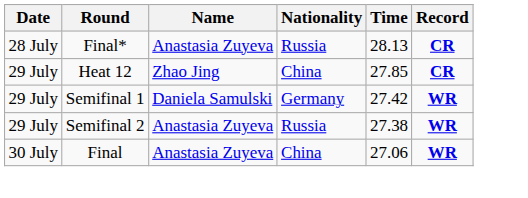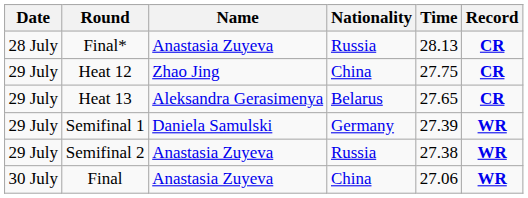(389, 71) 27.85 -> (439, 71) 27.75
+ row: (105, 98)
(389, 98) 27.42 -> (439, 125) 27.39
